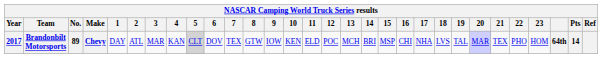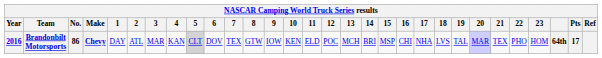(14, 42) 2017 -> (14, 42) 2016
(76, 42) 89 -> (76, 42) 86
(575, 42) 14 -> (575, 42) 17
